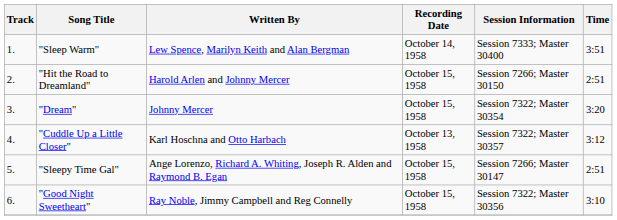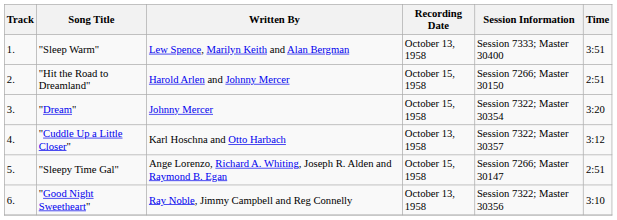(430, 49) October 14, 1958 -> (430, 49) October 13, 1958
(430, 200) October 15, 1958 -> (430, 200) October 13, 1958
